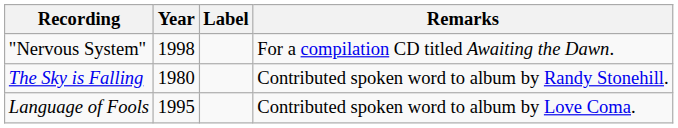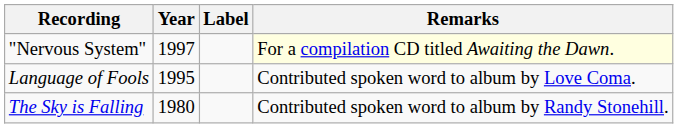(176, 48) 1998 -> (176, 48) 1997
(436, 48) no background -> (436, 48) lightyellow background
rows swapped: (79, 107) <-> (76, 78)
